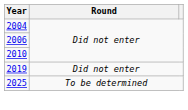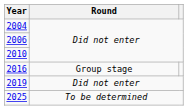+ row: (17, 69)
